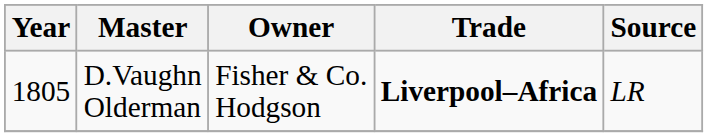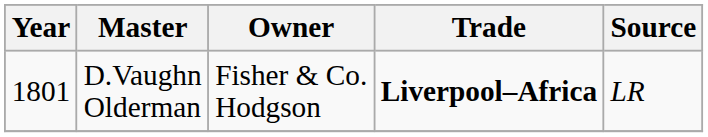(41, 90) 1805 -> (41, 90) 1801
